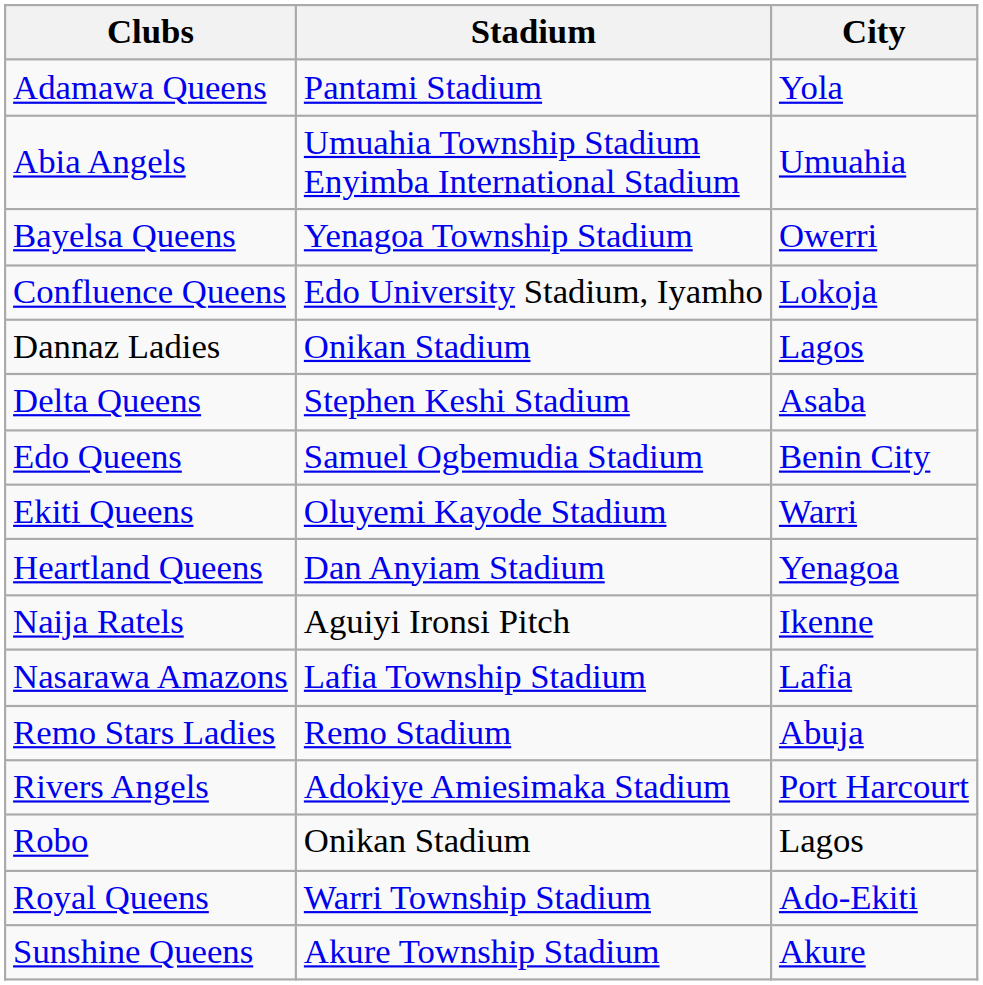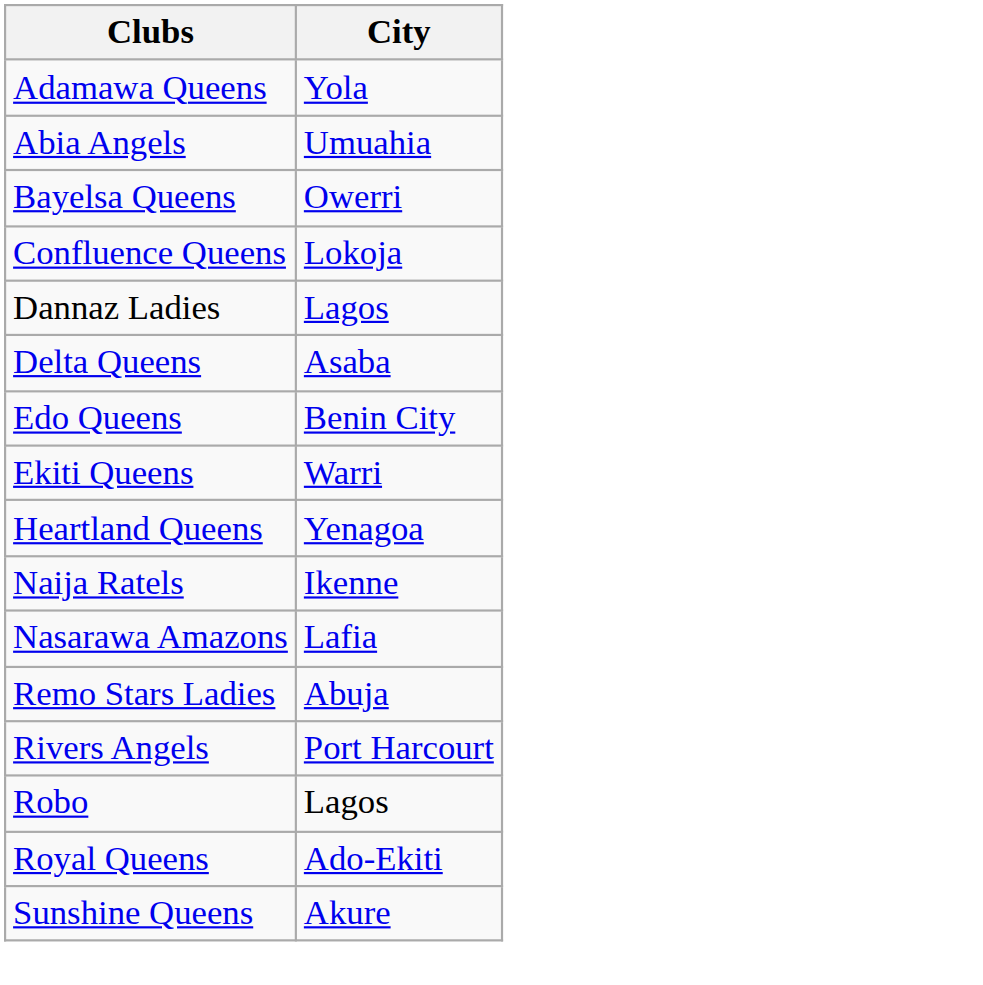- column: (533, 32)
